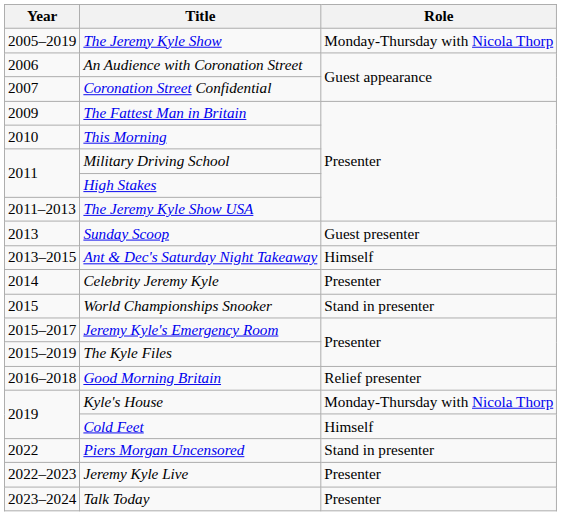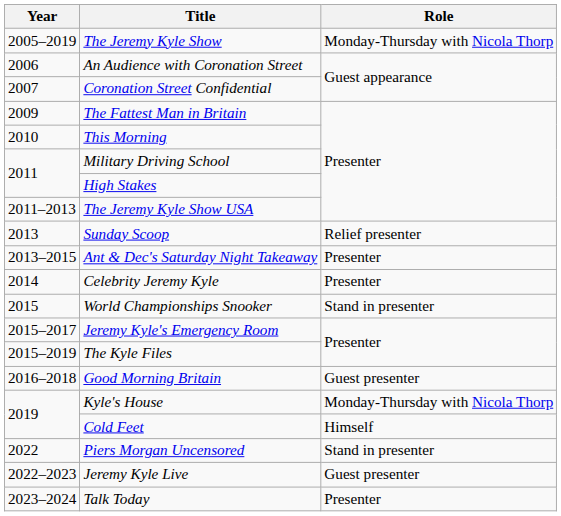(372, 233) Guest presenter -> (373, 233) Relief presenter
(349, 257) Himself -> (353, 257) Presenter
(373, 378) Relief presenter -> (372, 378) Guest presenter
(353, 474) Presenter -> (372, 474) Guest presenter
